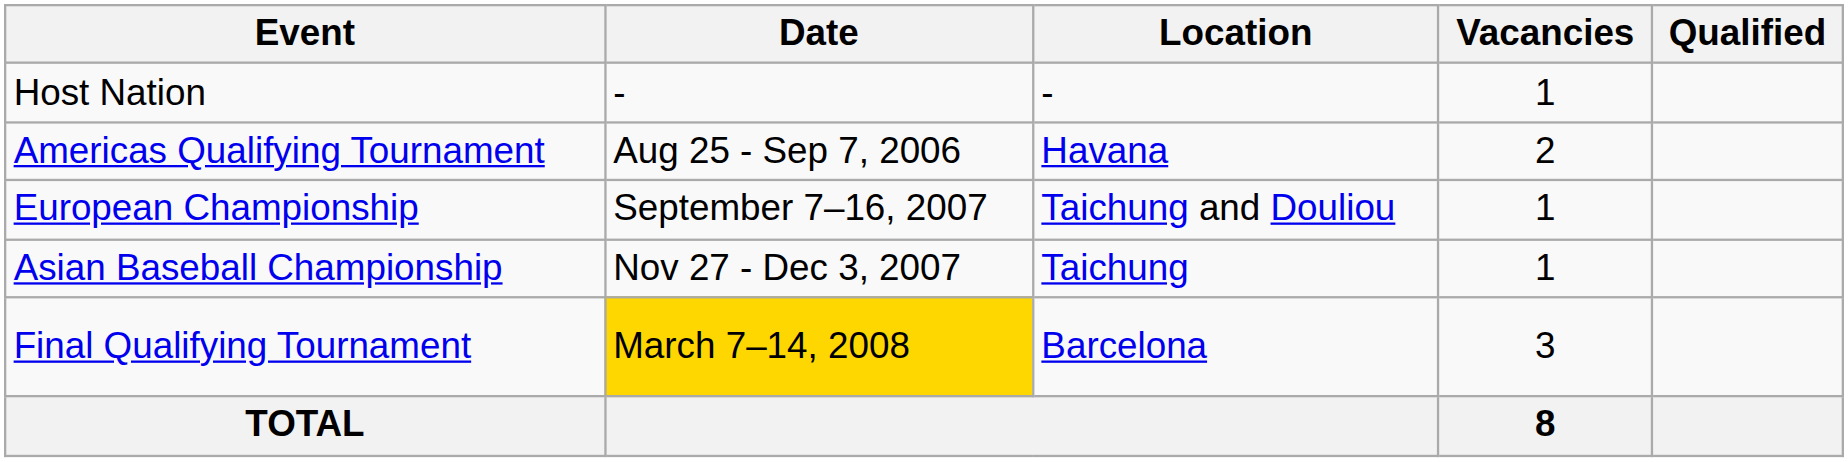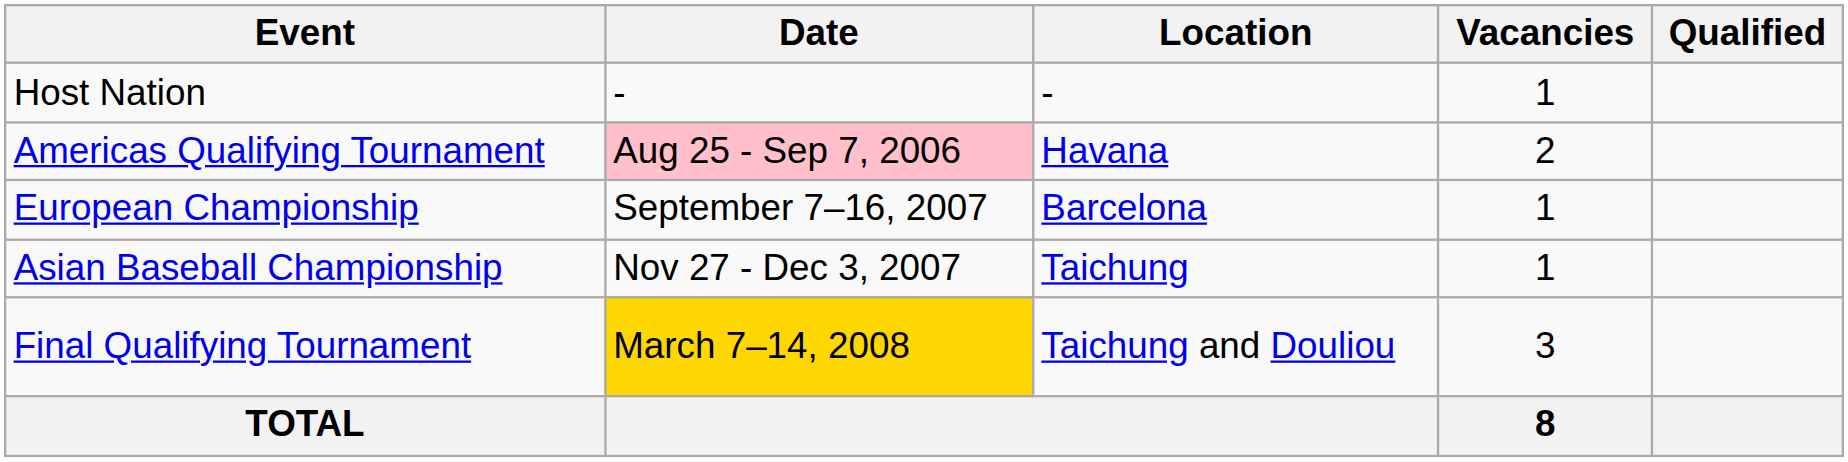(787, 150) no background -> (787, 150) pink background
(1218, 208) Taichung and Douliou -> (1124, 208) Barcelona
(1124, 346) Barcelona -> (1218, 346) Taichung and Douliou
